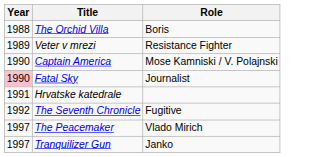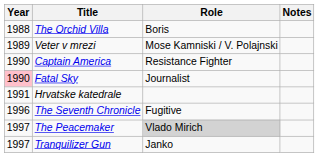+ column: (297, 12)
(189, 45) Resistance Fighter -> (212, 45) Mose Kamniski / V. Polajnski
(212, 62) Mose Kamniski / V. Polajnski -> (189, 62) Resistance Fighter
(18, 111) 1992 -> (18, 111) 1996
(174, 128) no background -> (174, 128) lightgrey background
